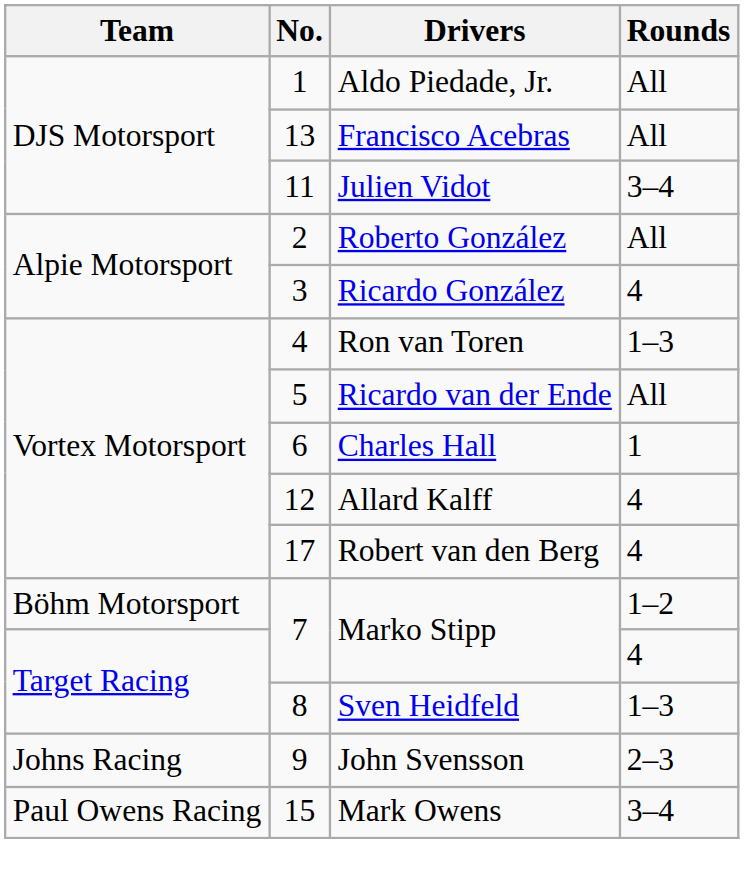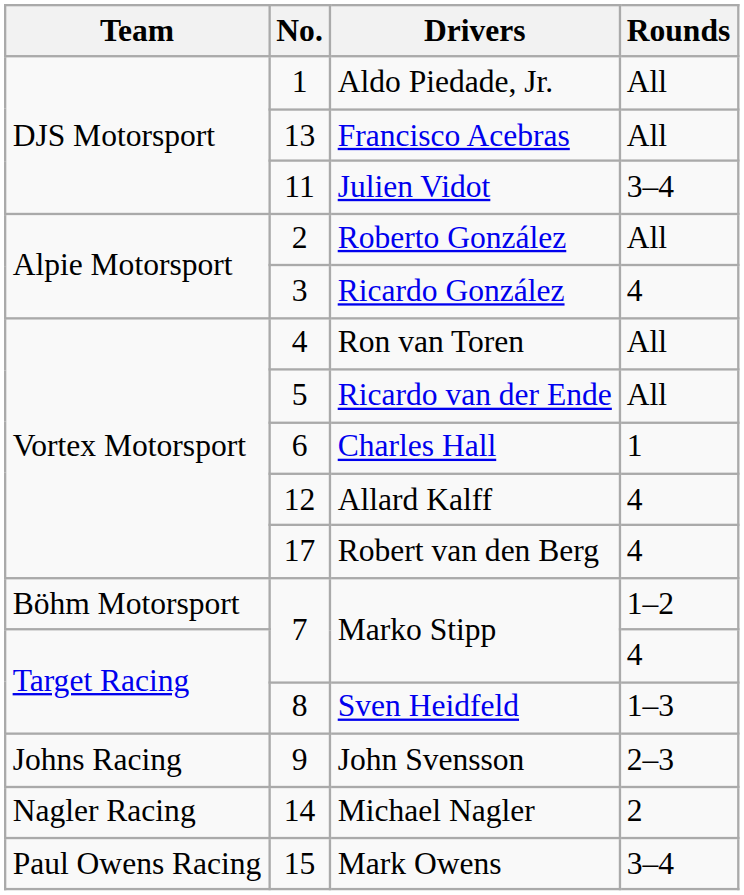(650, 342) 1–3 -> (647, 342) All
+ row: (104, 810)
